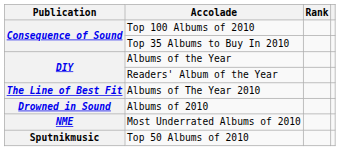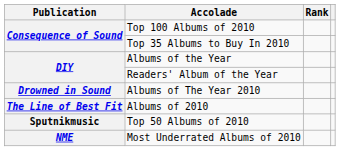(65, 91) The Line of Best Fit -> (65, 91) Drowned in Sound
(65, 106) Drowned in Sound -> (65, 106) The Line of Best Fit
rows swapped: (214, 122) <-> (188, 138)
